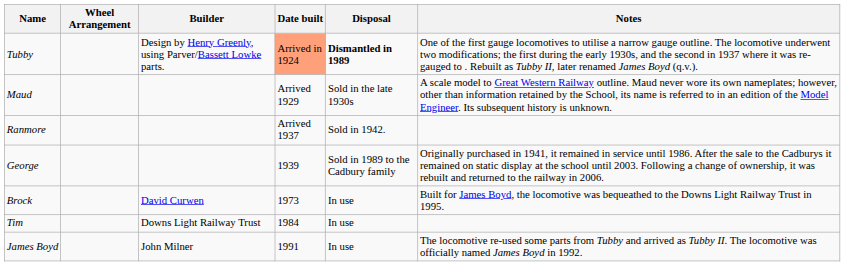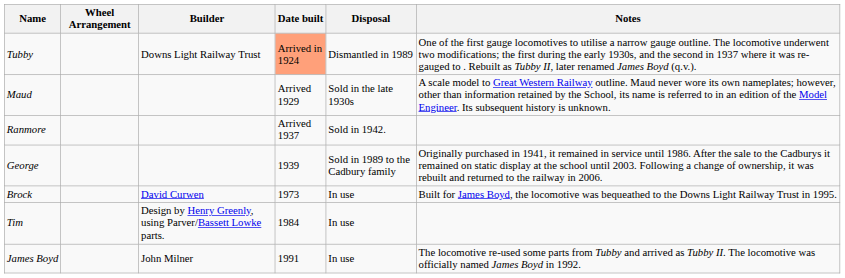(201, 54) Design by Henry Greenly, using Parver/Bassett Lowke parts. -> (201, 54) Downs Light Railway Trust
(360, 54) bold -> (371, 54) normal
(201, 223) Downs Light Railway Trust -> (201, 223) Design by Henry Greenly, using Parver/Bassett Lowke parts.
